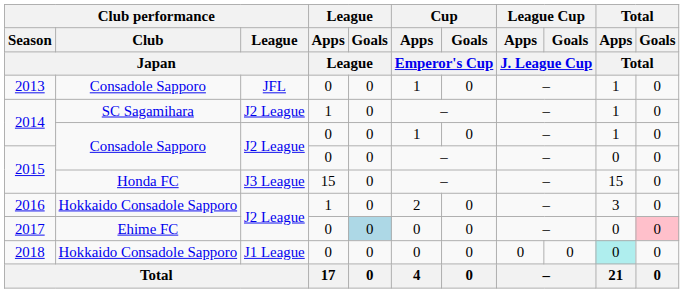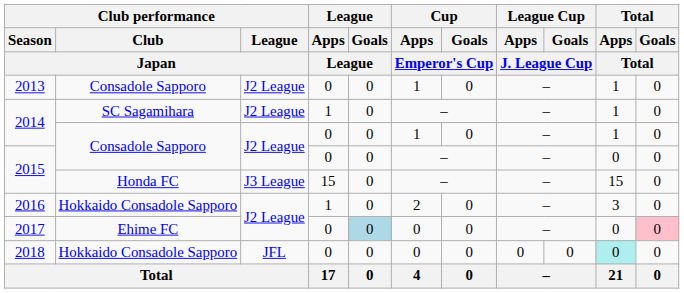(274, 87) JFL -> (274, 87) J2 League
(274, 252) J1 League -> (274, 252) JFL
